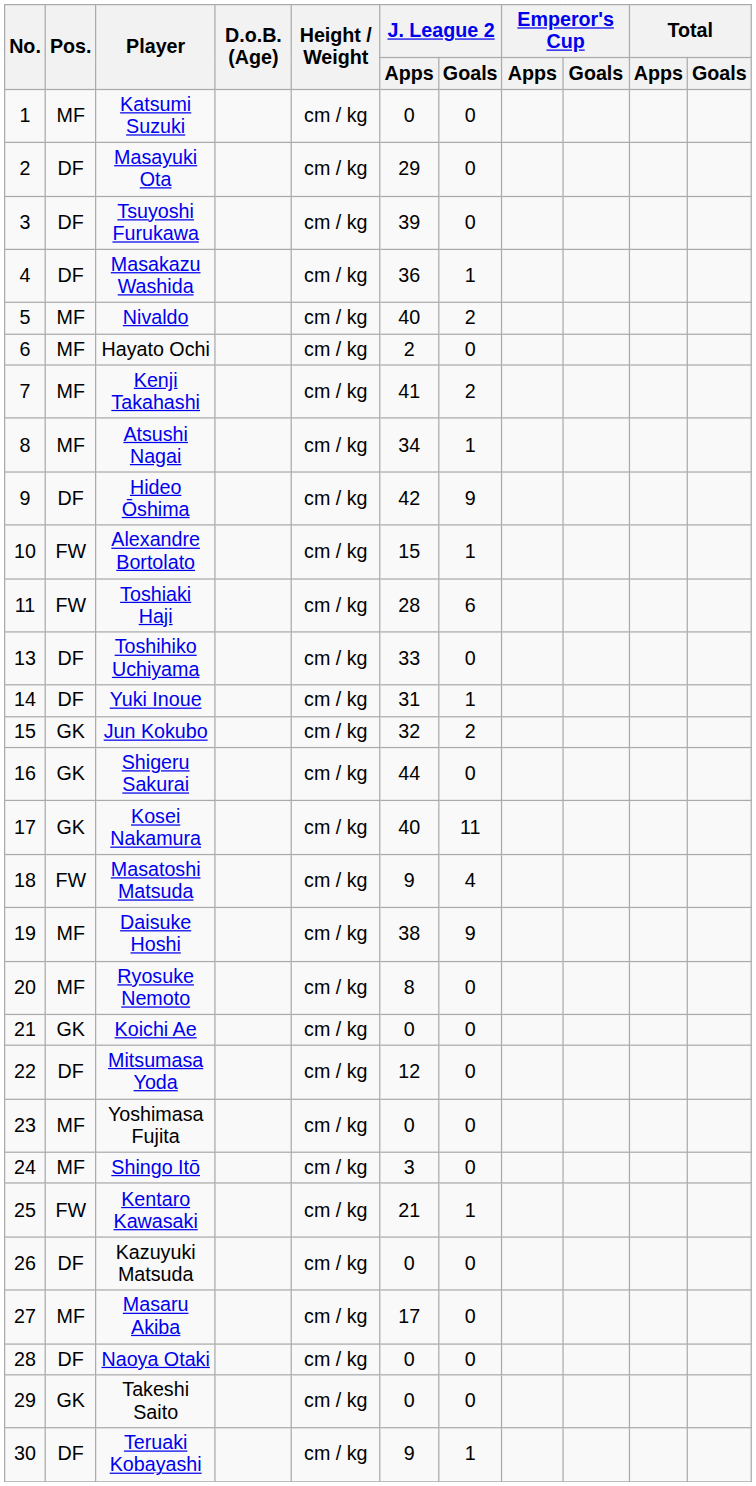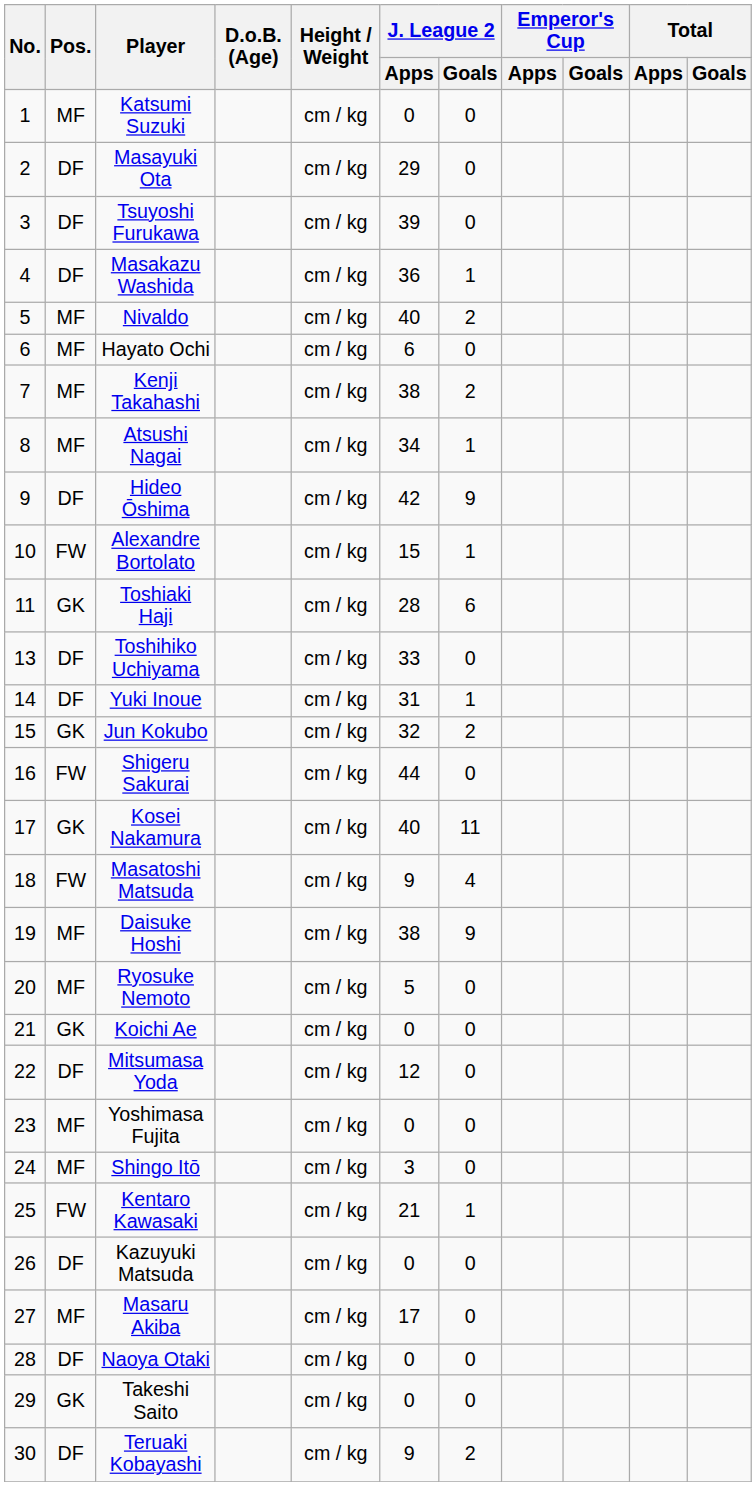(409, 349) 2 -> (409, 349) 6
(409, 391) 41 -> (409, 391) 38
(71, 604) FW -> (71, 604) GK
(71, 774) GK -> (71, 774) FW
(409, 987) 8 -> (409, 987) 5
(470, 1454) 1 -> (470, 1454) 2
